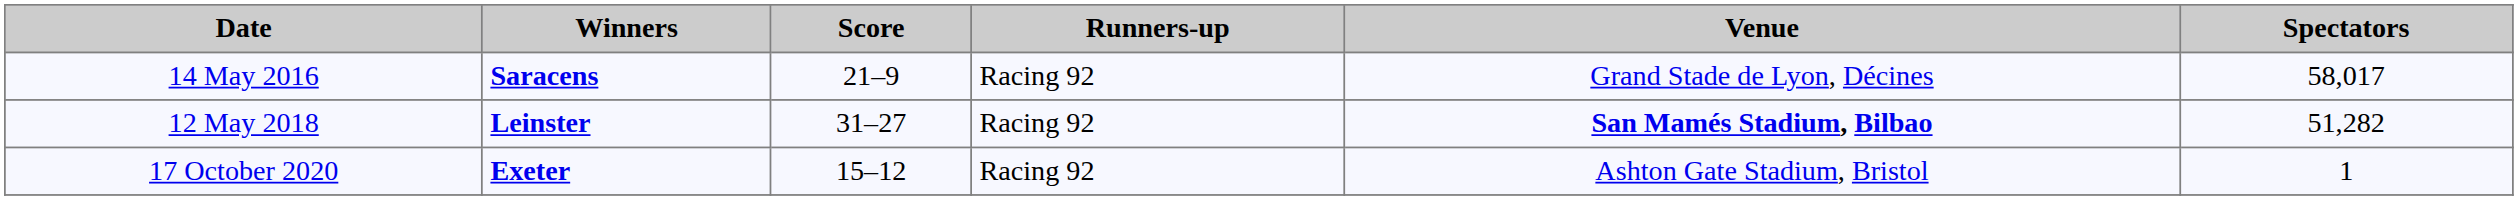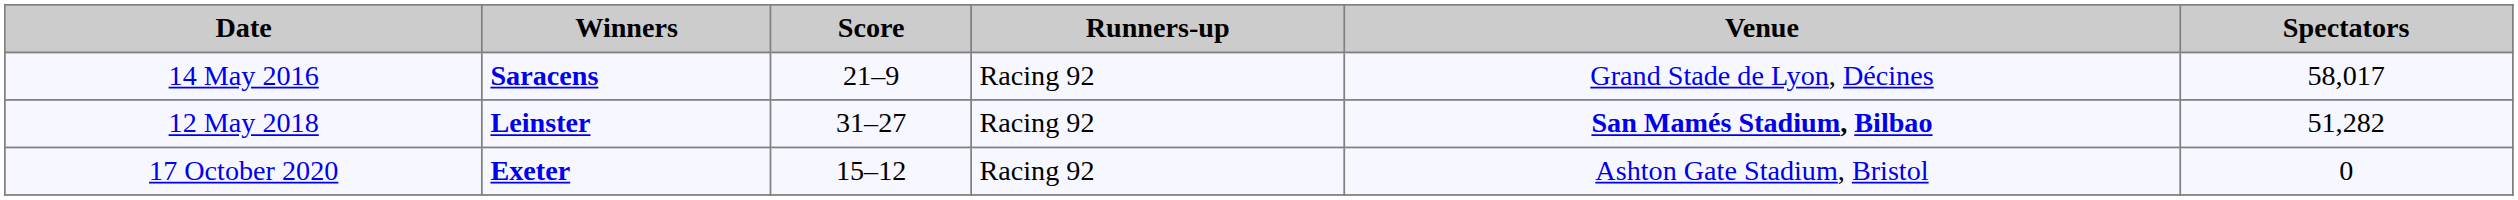(2346, 170) 1 -> (2346, 170) 0
